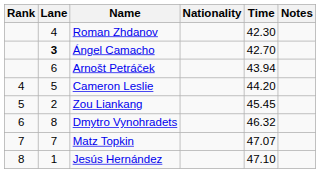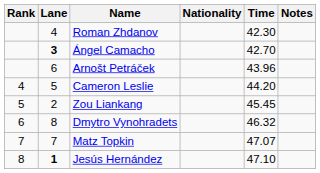(261, 68) 43.94 -> (261, 68) 43.96
(54, 159) normal -> (54, 159) bold
